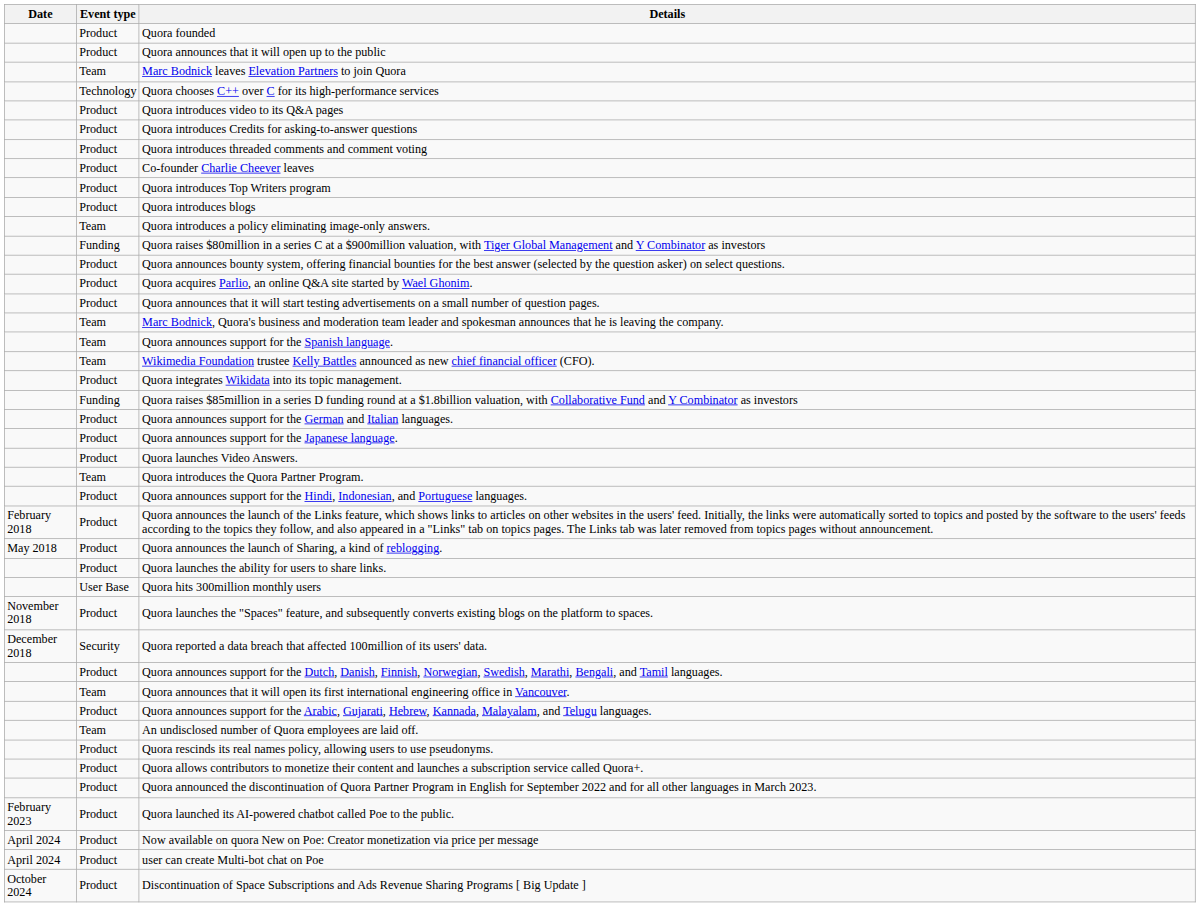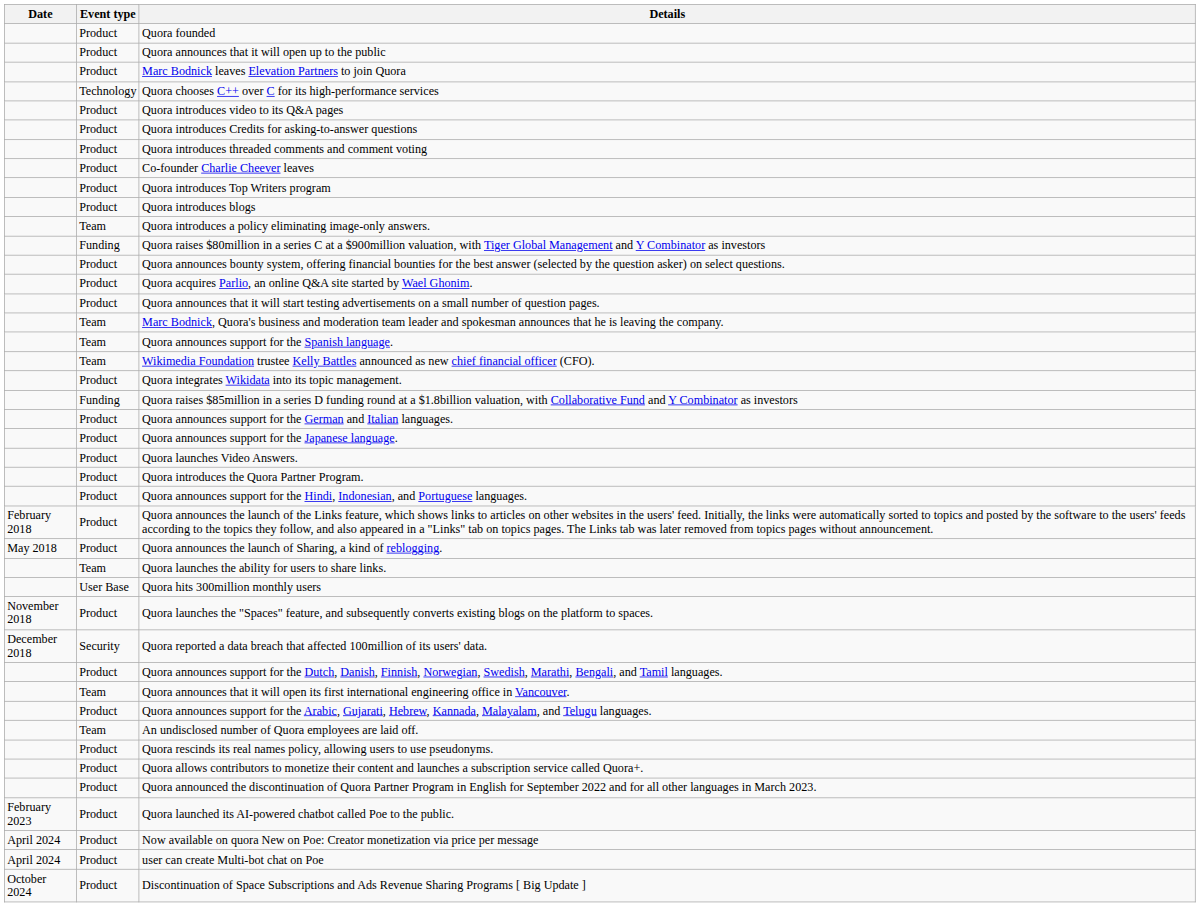(93, 71) Team -> (98, 71) Product
(93, 476) Team -> (98, 476) Product
(98, 567) Product -> (93, 567) Team
